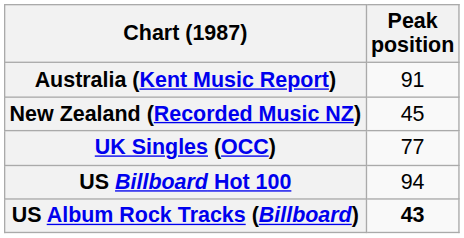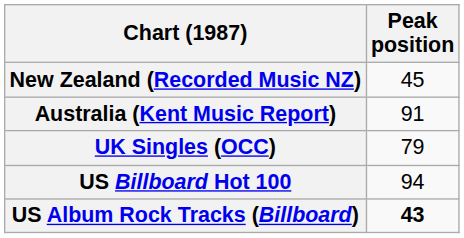rows swapped: (185, 79) <-> (185, 113)
(413, 147) 77 -> (413, 147) 79
